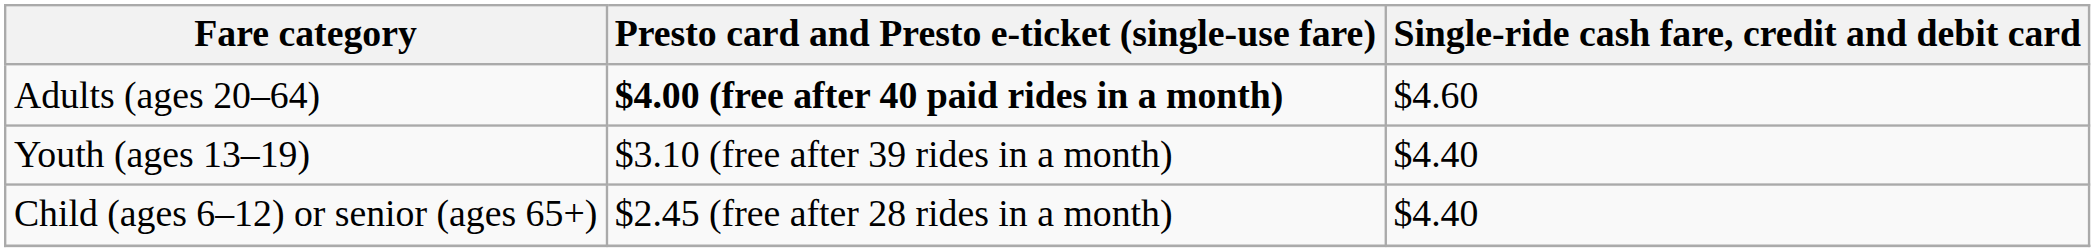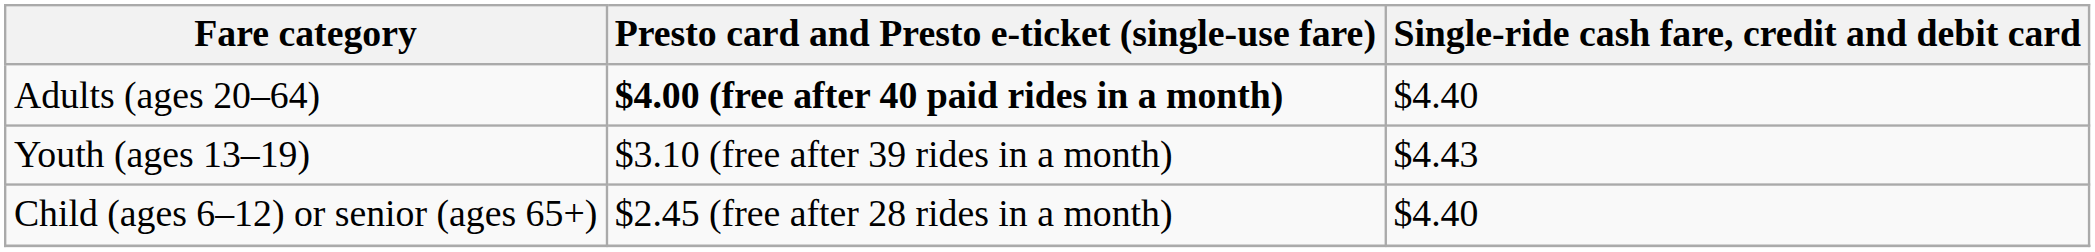(1436, 94) $4.60 -> (1436, 94) $4.40
(1436, 154) $4.40 -> (1436, 154) $4.43
